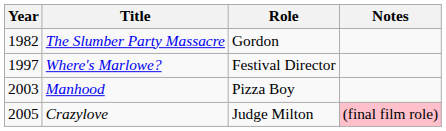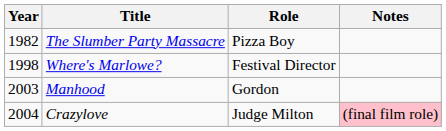(255, 41) Gordon -> (263, 41) Pizza Boy
(23, 65) 1997 -> (23, 65) 1998
(263, 89) Pizza Boy -> (255, 89) Gordon
(23, 114) 2005 -> (23, 114) 2004
